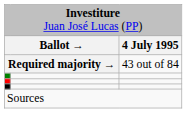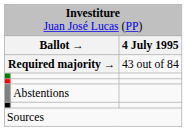+ row: (7, 93)
